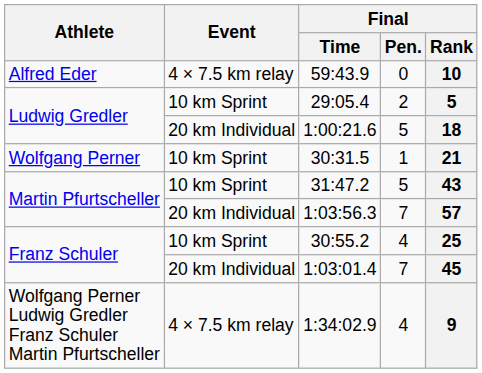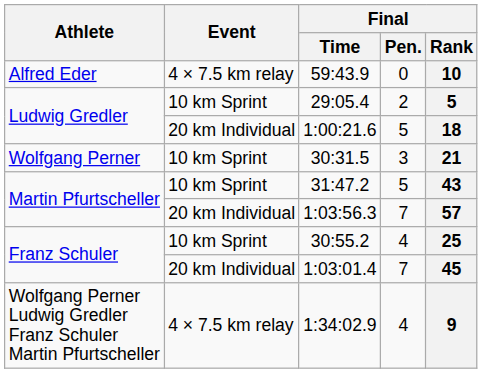(403, 158) 1 -> (403, 158) 3
